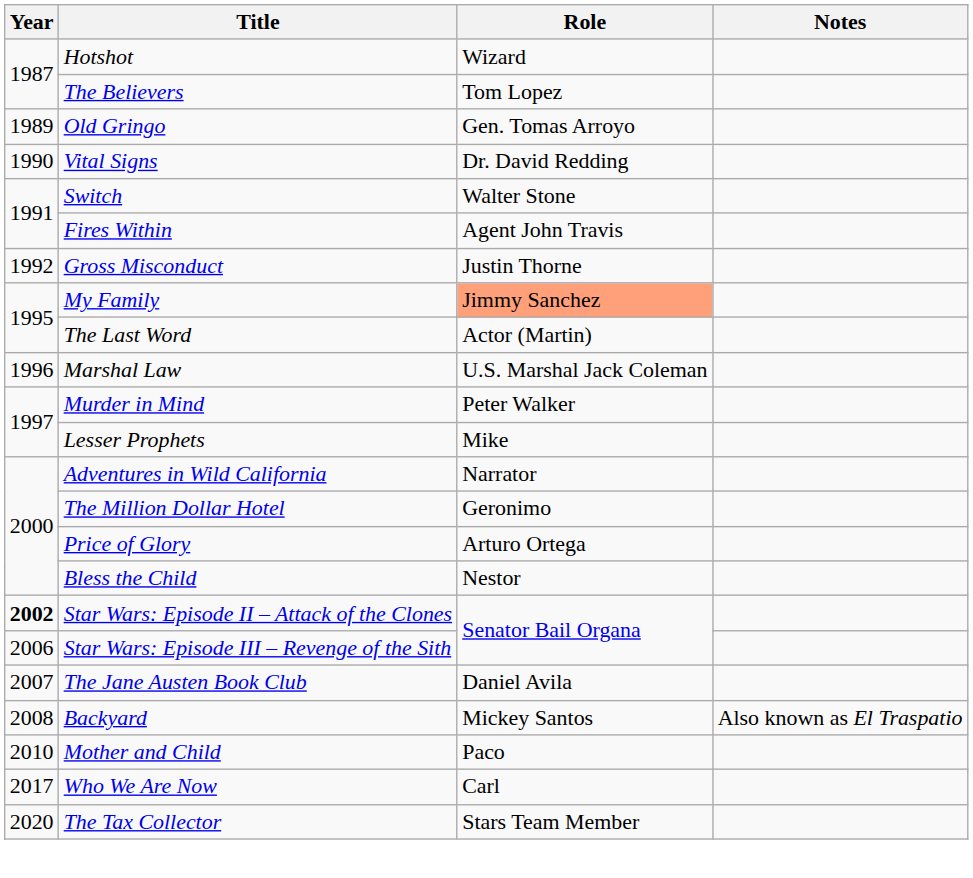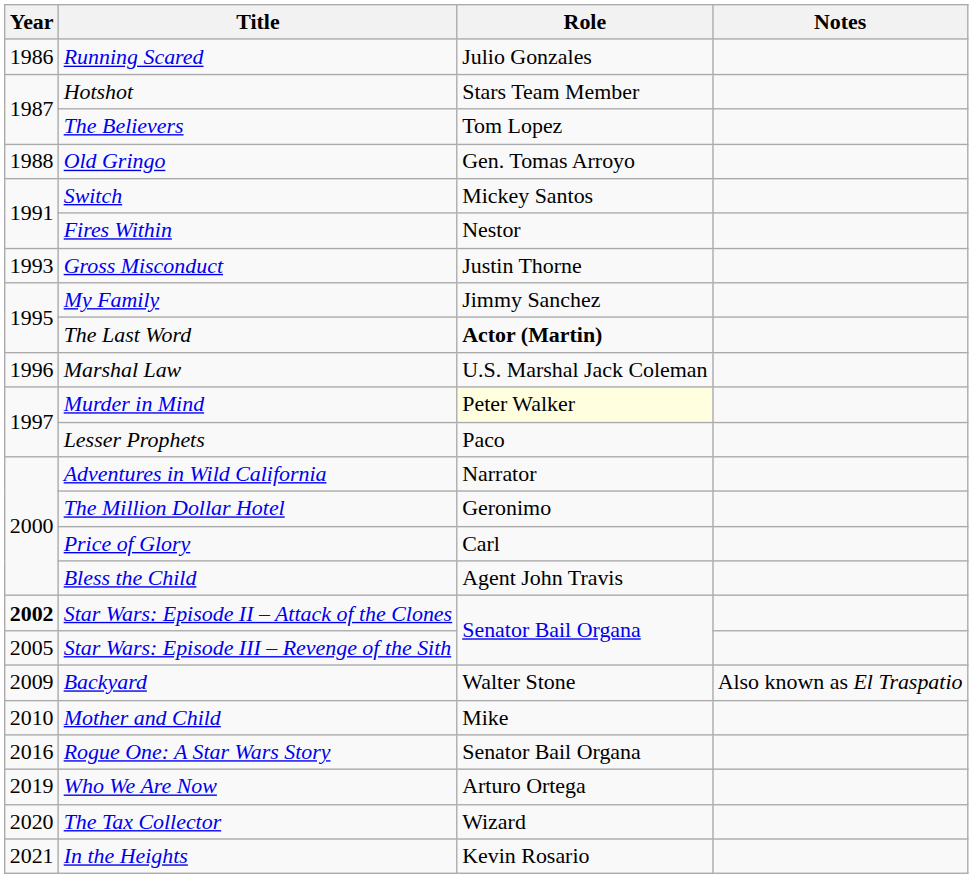+ row: (134, 56)
(494, 56) Wizard -> (551, 91) Stars Team Member
(32, 126) 1989 -> (32, 160) 1988
- row: (111, 160)
(519, 195) Walter Stone -> (528, 195) Mickey Santos
(543, 230) Agent John Travis -> (491, 230) Nestor
(32, 265) 1992 -> (32, 265) 1993
(531, 299) lightsalmon background -> (531, 299) no background
(527, 334) normal -> (532, 334) bold
(519, 404) no background -> (519, 404) lightyellow background
(485, 439) Mike -> (484, 439) Paco
(524, 543) Arturo Ortega -> (481, 543) Carl
(491, 578) Nestor -> (543, 578) Agent John Travis
(32, 647) 2006 -> (32, 647) 2005
- row: (185, 682)
(32, 717) 2008 -> (32, 682) 2009
(528, 717) Mickey Santos -> (519, 682) Walter Stone
(484, 751) Paco -> (485, 717) Mike
+ row: (197, 751)
(32, 786) 2017 -> (32, 786) 2019
(481, 786) Carl -> (524, 786) Arturo Ortega
(551, 821) Stars Team Member -> (494, 821) Wizard
+ row: (126, 856)
